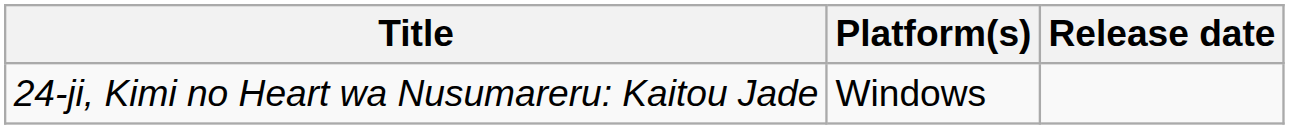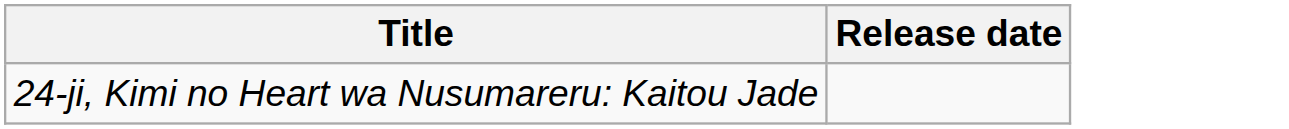- column: (933, 33)
